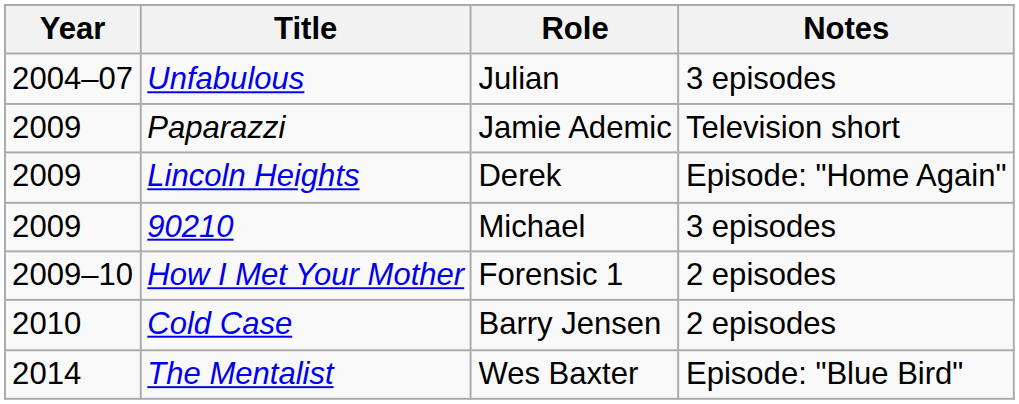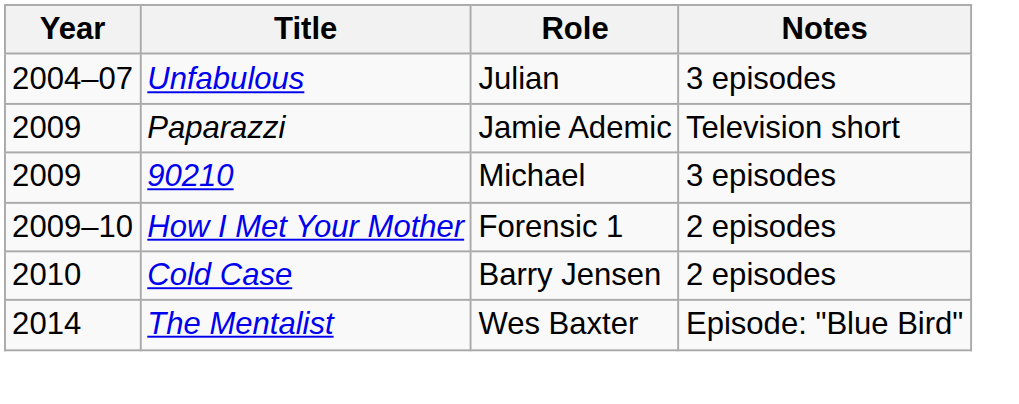- row: (253, 176)
